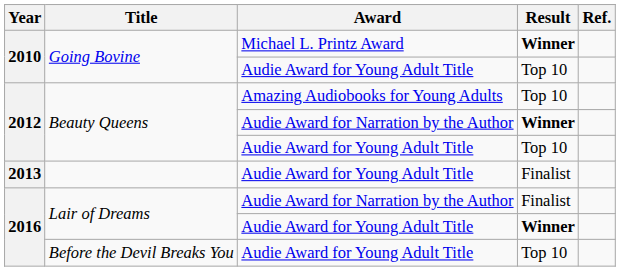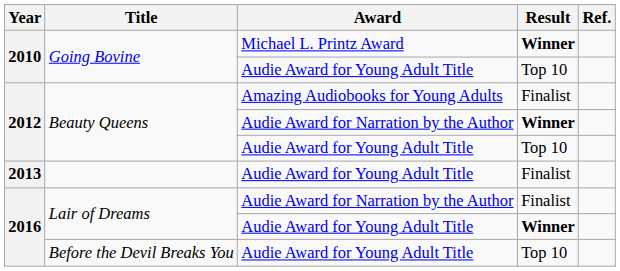(544, 95) Top 10 -> (546, 95) Finalist
